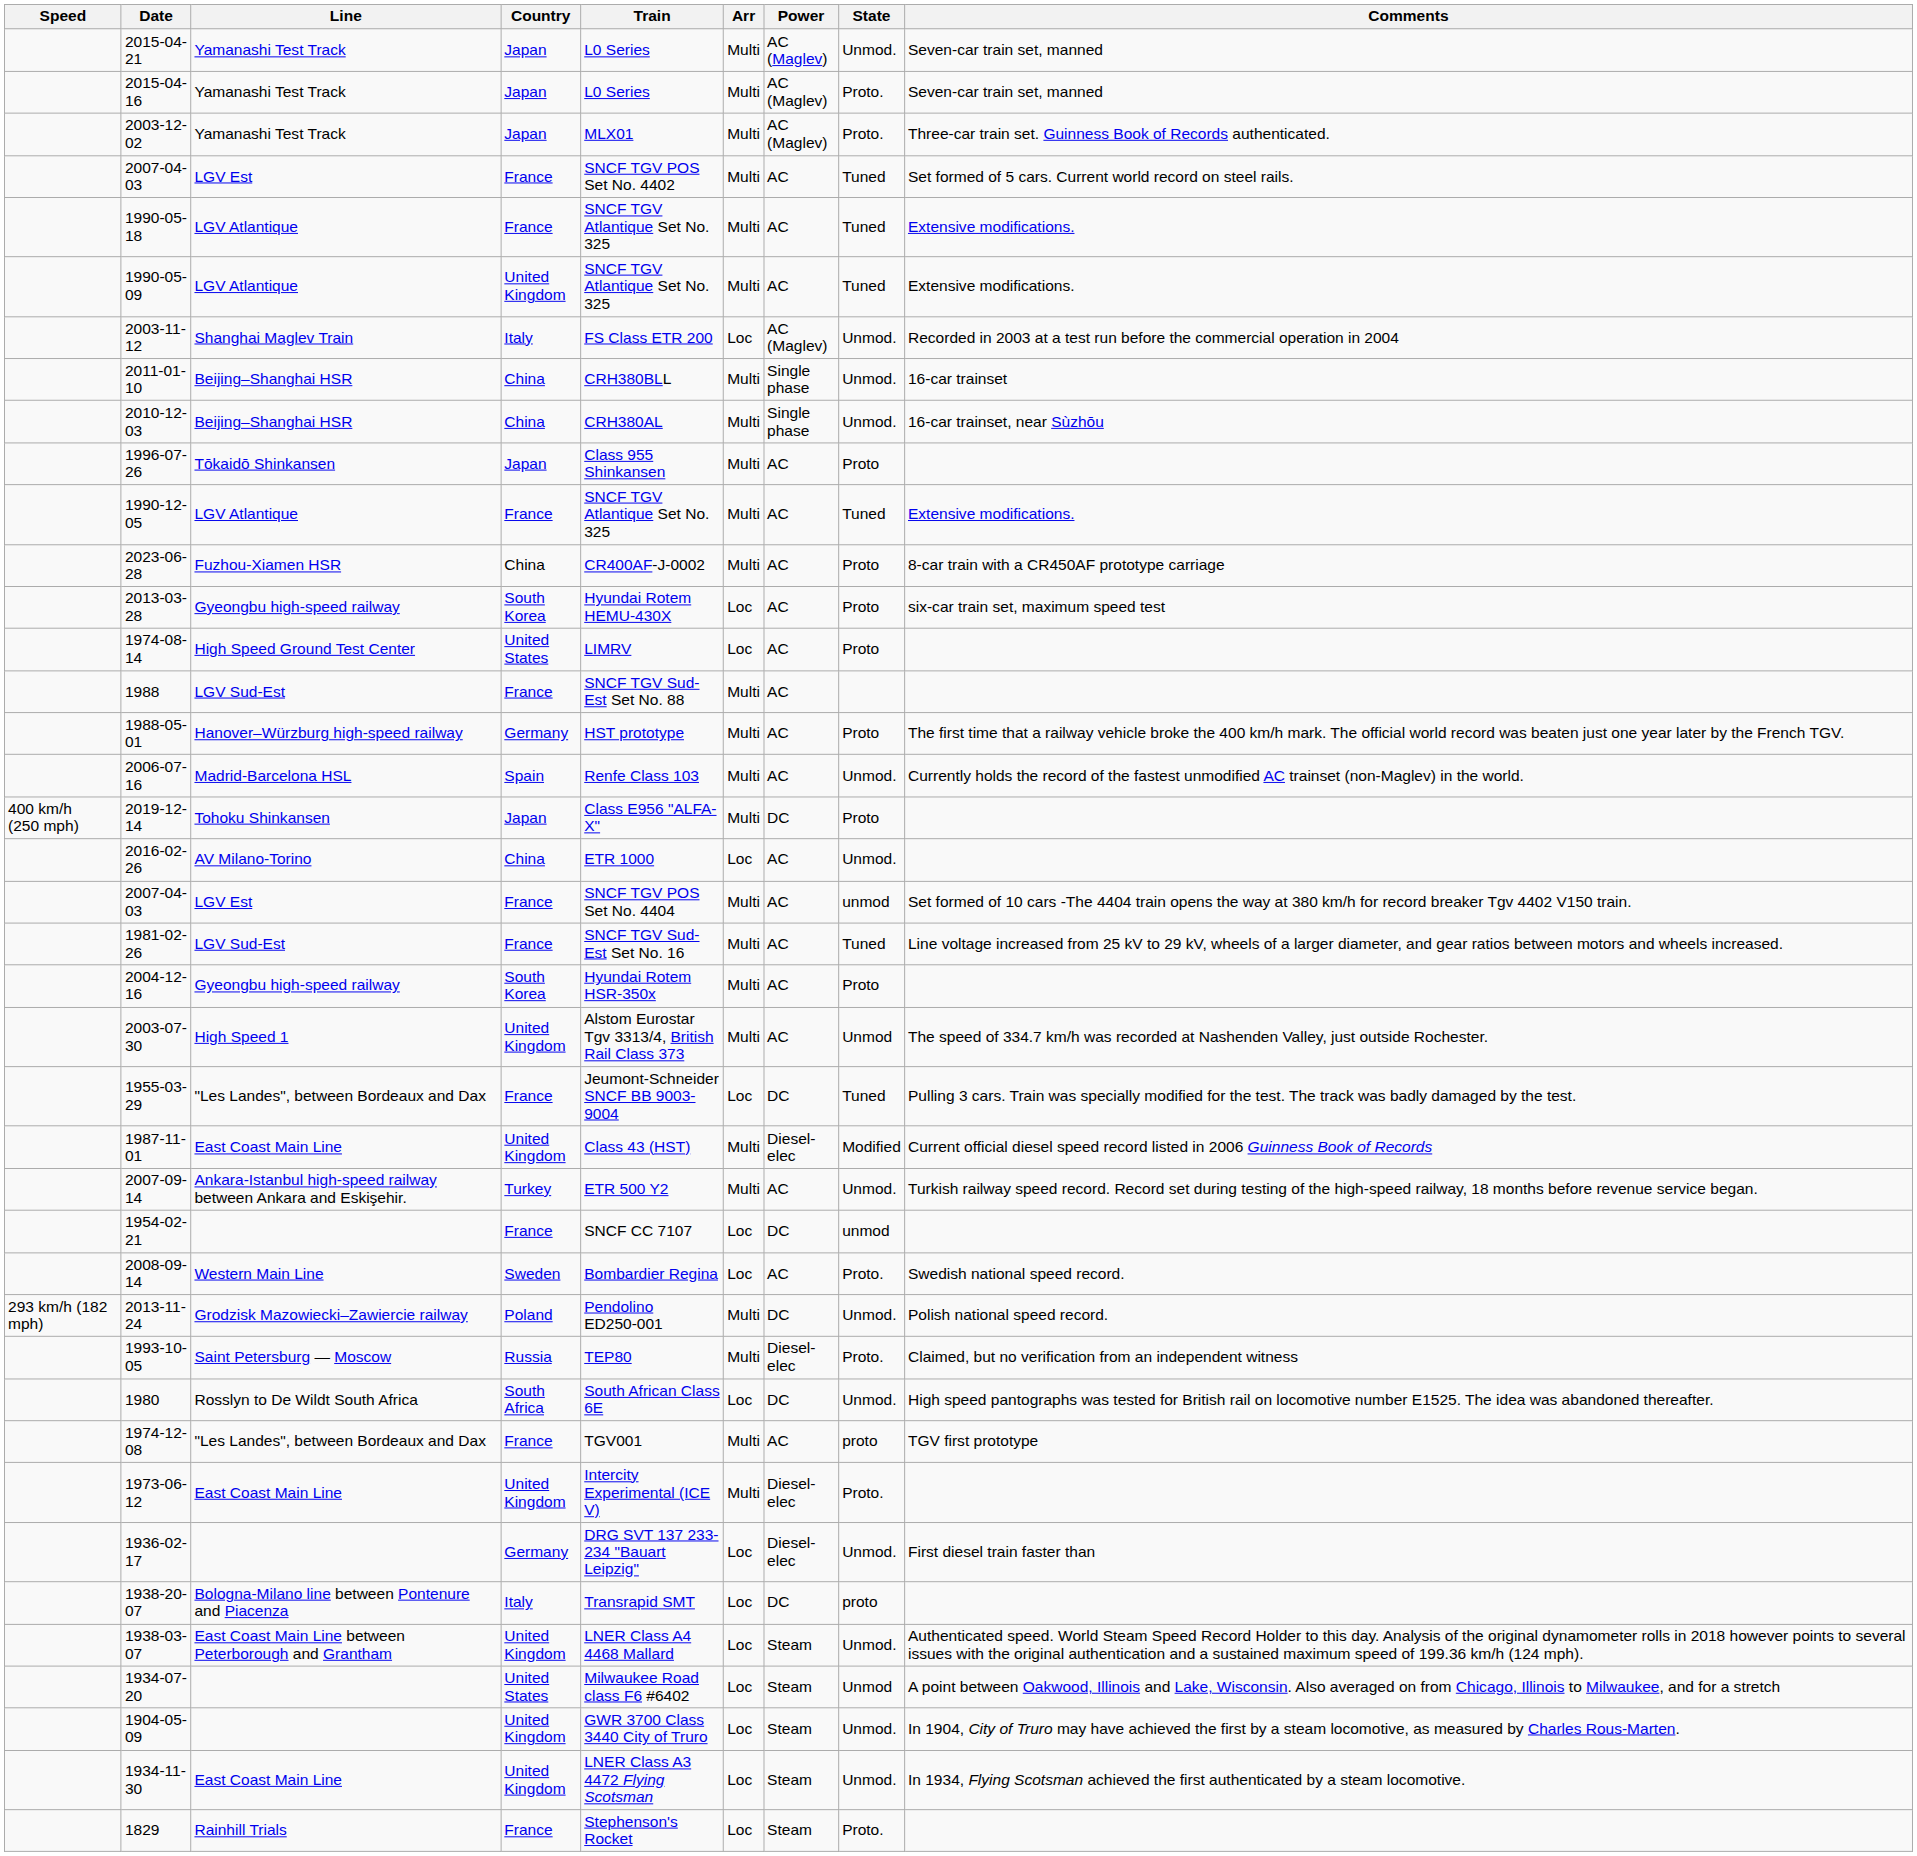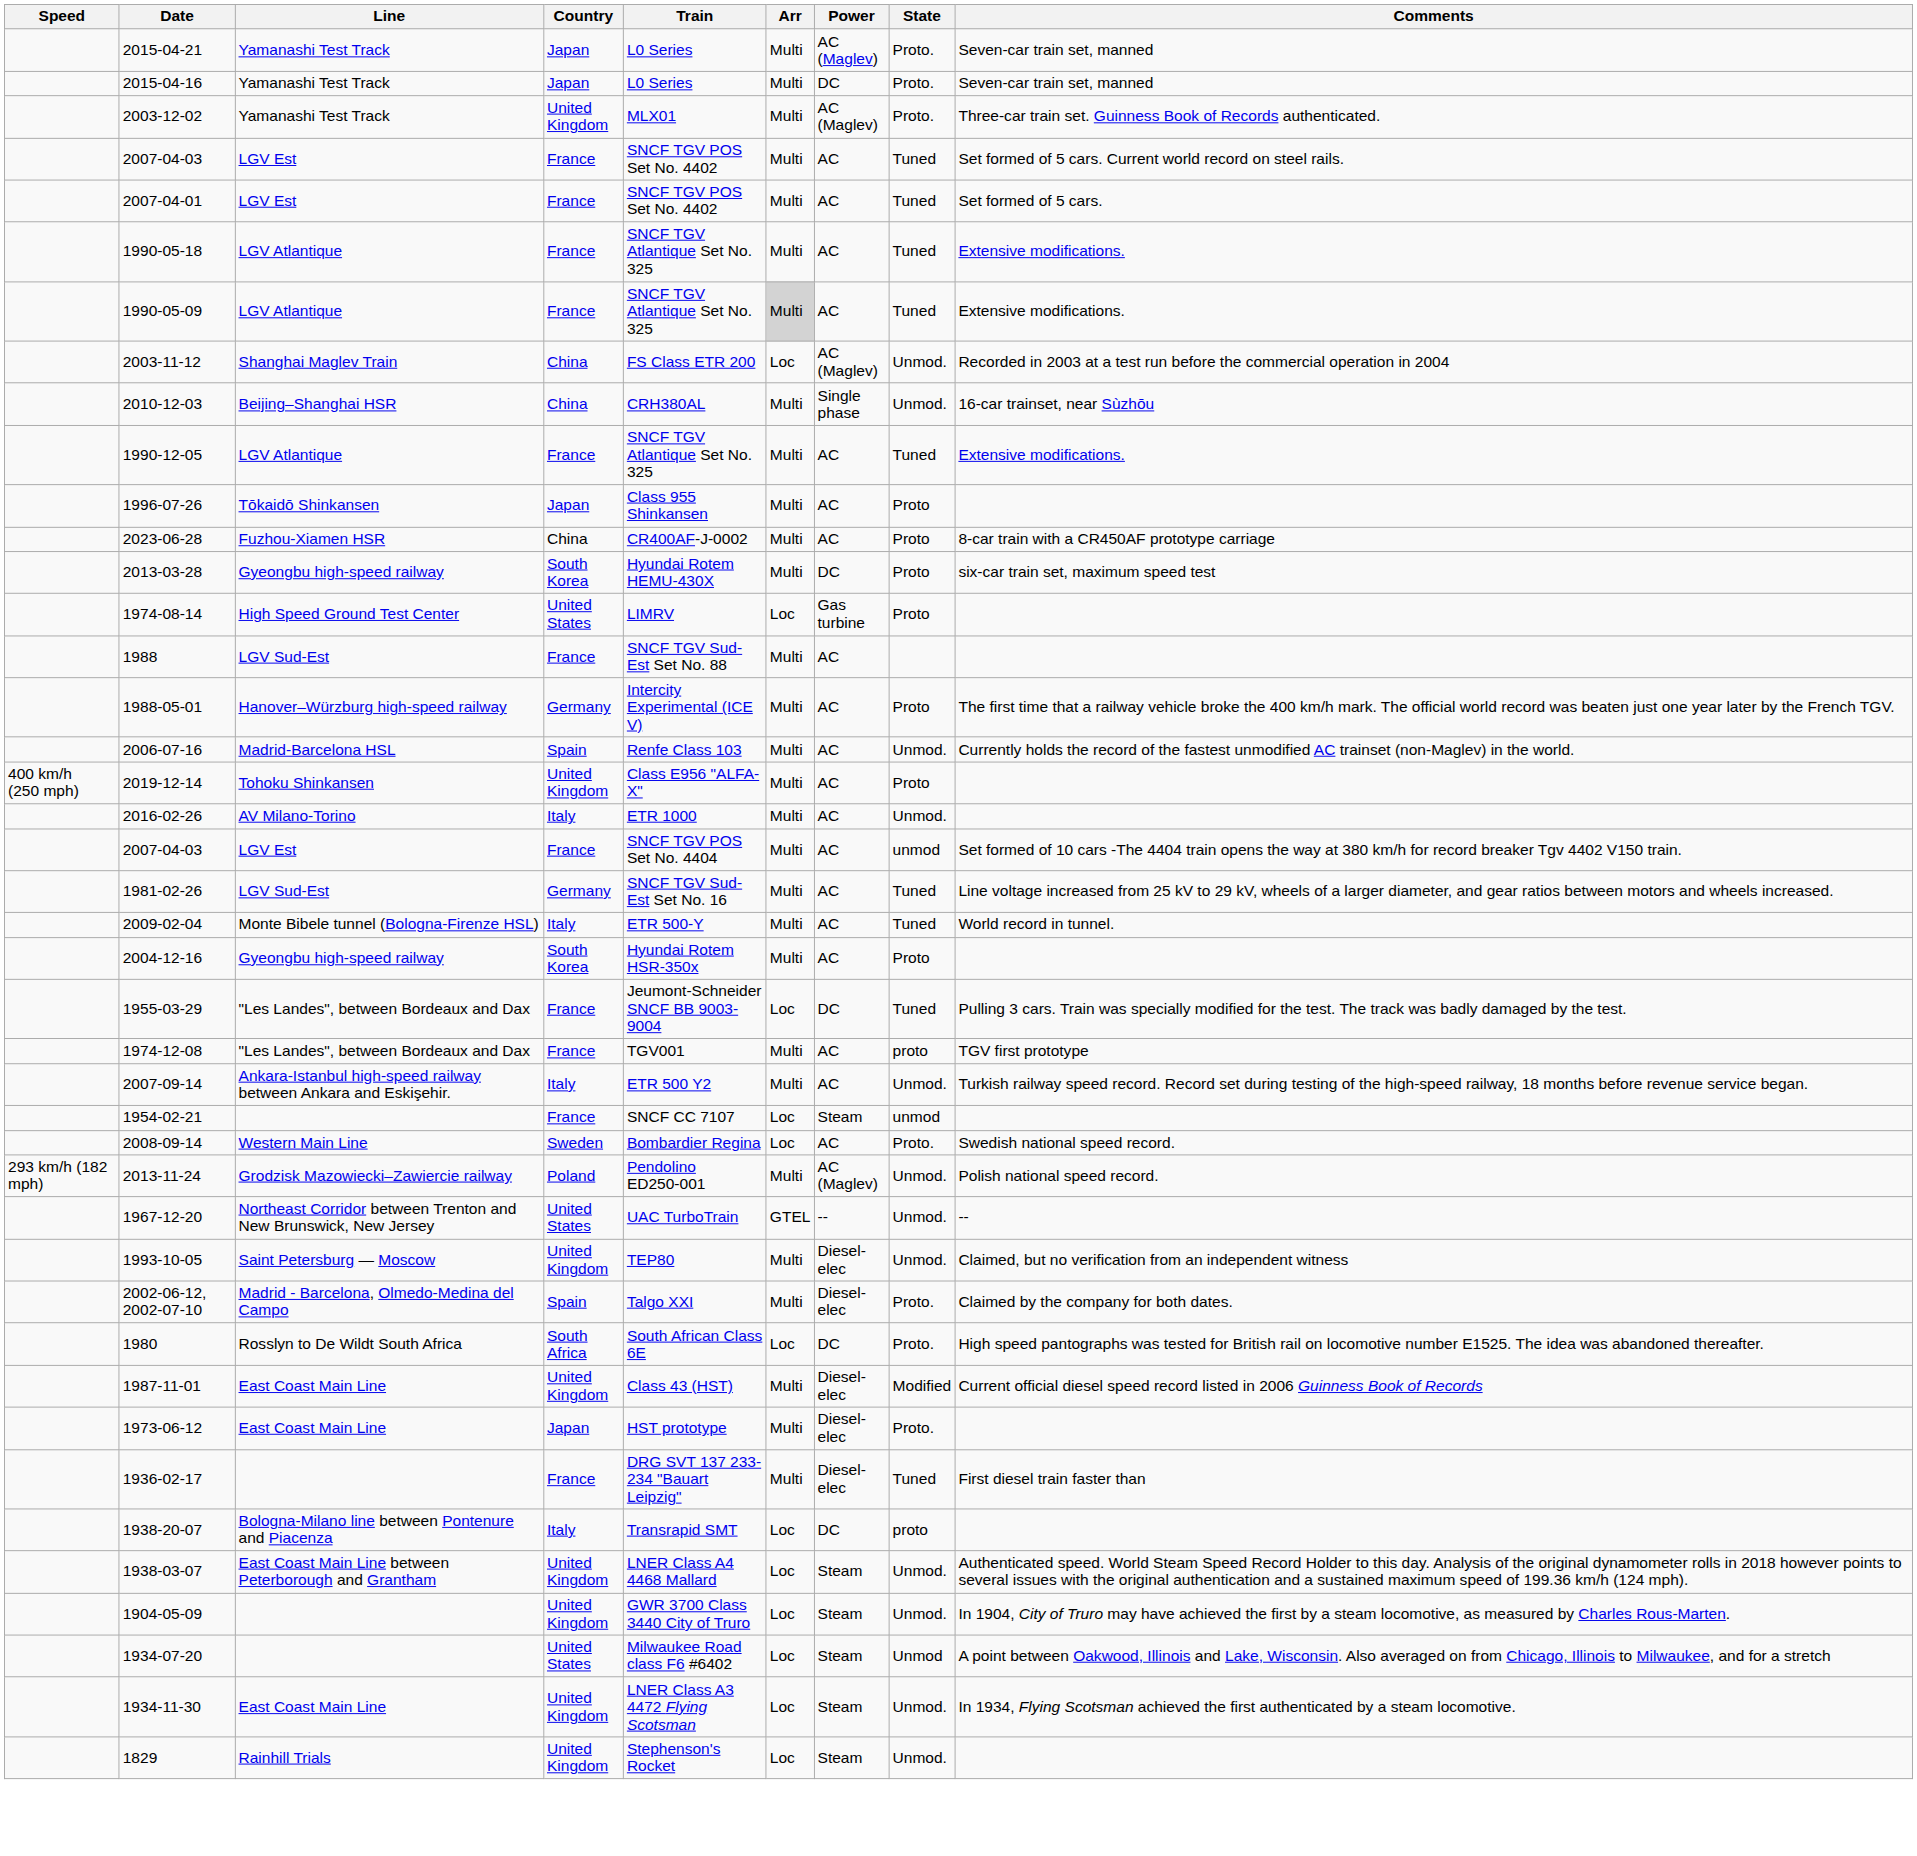(869, 50) Unmod. -> (913, 50) Proto.
(797, 92) AC (Maglev) -> (829, 83) DC
(525, 134) Japan -> (578, 116) United Kingdom
+ row: (162, 200)
(535, 286) United Kingdom -> (571, 311) France
(744, 286) no background -> (786, 311) lightgrey background
(519, 337) Italy -> (567, 362) China
- row: (155, 379)
rows swapped: (156, 514) <-> (156, 463)
(740, 607) Loc -> (786, 572) Multi
(778, 607) AC -> (829, 572) DC
(778, 649) AC -> (841, 614) Gas turbine
(634, 733) HST prototype -> (690, 707) Intercity Experimental (ICE V)
(525, 817) Japan -> (578, 782) United Kingdom
(778, 817) DC -> (828, 782) AC
(525, 859) China -> (561, 816) Italy
(740, 859) Loc -> (786, 816) Multi
(528, 944) France -> (579, 891) Germany
+ row: (162, 924)
- row: (156, 1036)
rows swapped: (156, 1441) <-> (155, 1147)
(528, 1189) Turkey -> (561, 1084) Italy
(778, 1231) DC -> (840, 1117) Steam
(778, 1315) DC -> (848, 1175) AC (Maglev)
+ row: (162, 1217)
(528, 1357) Russia -> (578, 1259) United Kingdom
(863, 1357) Proto. -> (920, 1259) Unmod.
+ row: (165, 1302)
(869, 1399) Unmod. -> (913, 1344) Proto.
(535, 1492) United Kingdom -> (568, 1428) Japan
(647, 1492) Intercity Experimental (ICE V) -> (677, 1428) HST prototype
(536, 1552) Germany -> (571, 1479) France
(740, 1552) Loc -> (786, 1479) Multi
(869, 1552) Unmod. -> (914, 1479) Tuned
rows swapped: (156, 1687) <-> (156, 1729)
(528, 1830) France -> (578, 1757) United Kingdom
(863, 1830) Proto. -> (920, 1757) Unmod.
